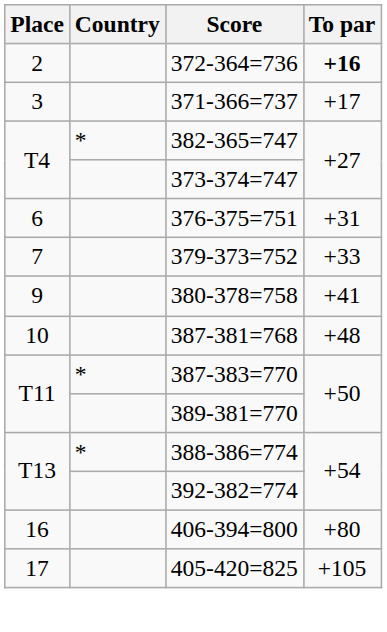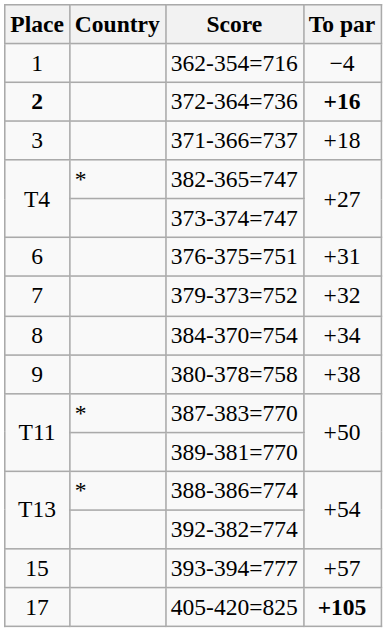+ row: (234, 62)
(37, 62) normal -> (37, 101) bold
(342, 101) +17 -> (342, 140) +18
(342, 257) +33 -> (342, 296) +32
+ row: (234, 334)
(342, 296) +41 -> (342, 373) +38
- row: (234, 334)
+ row: (234, 567)
- row: (234, 529)
(342, 567) normal -> (342, 606) bold
